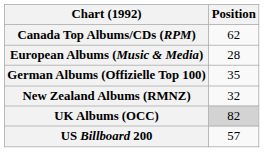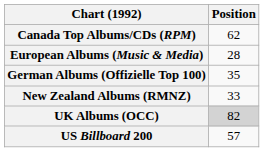(234, 95) 32 -> (234, 95) 33
